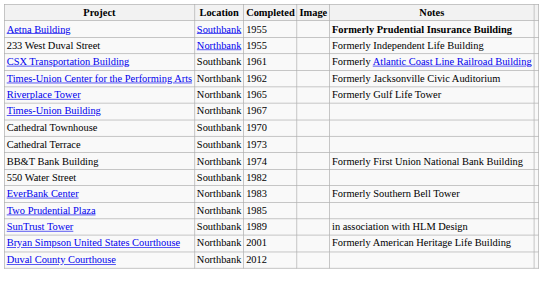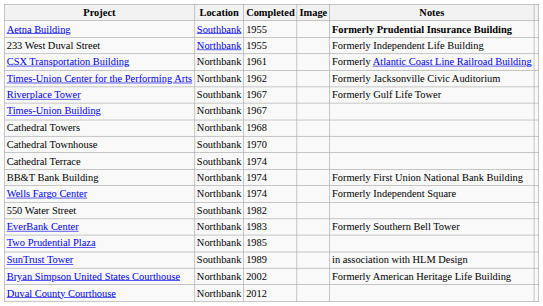(219, 62) Southbank -> (219, 62) Northbank
(219, 95) Northbank -> (219, 95) Southbank
(257, 95) 1965 -> (257, 95) 1967
+ row: (43, 128)
(257, 144) 1973 -> (257, 161) 1974
+ row: (47, 194)
(257, 243) 2001 -> (257, 276) 2002
